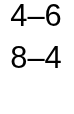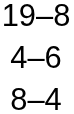+ row: (36, 15)
